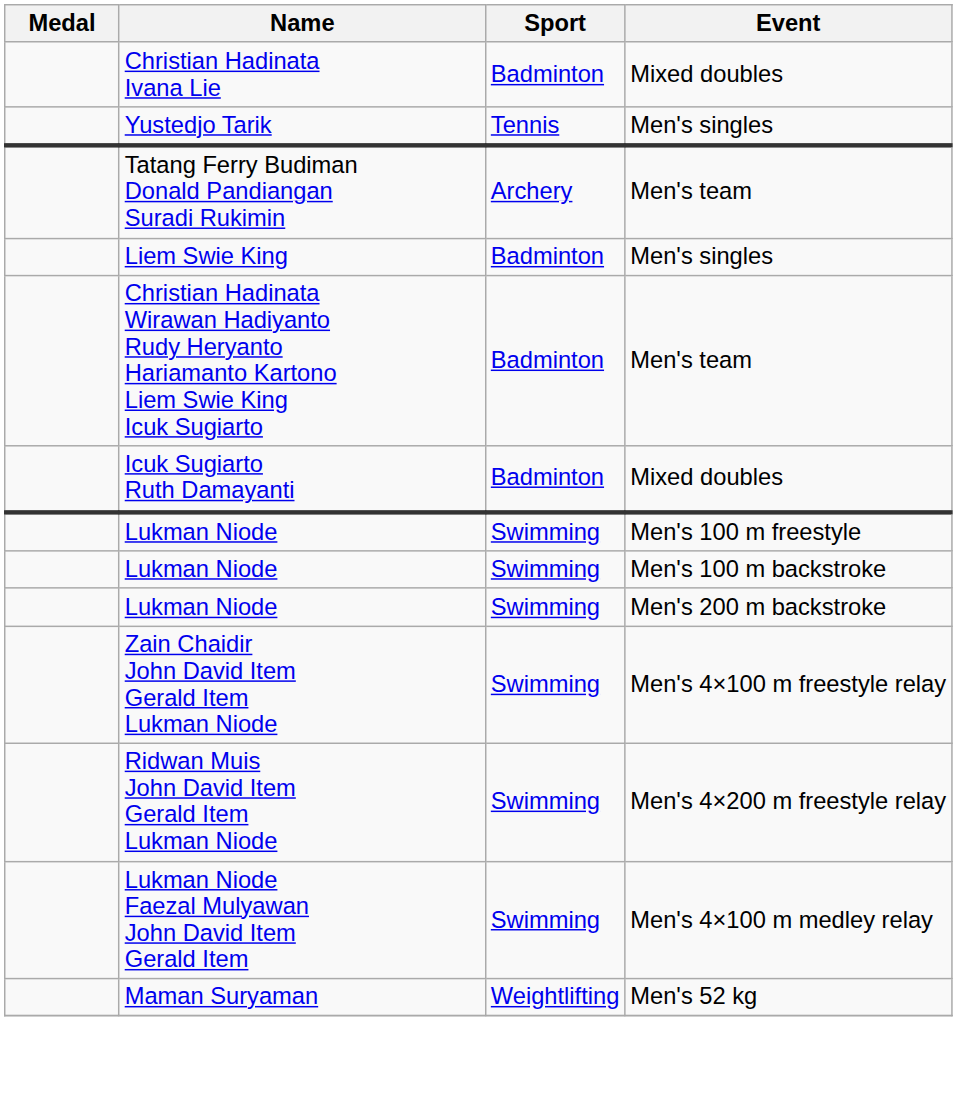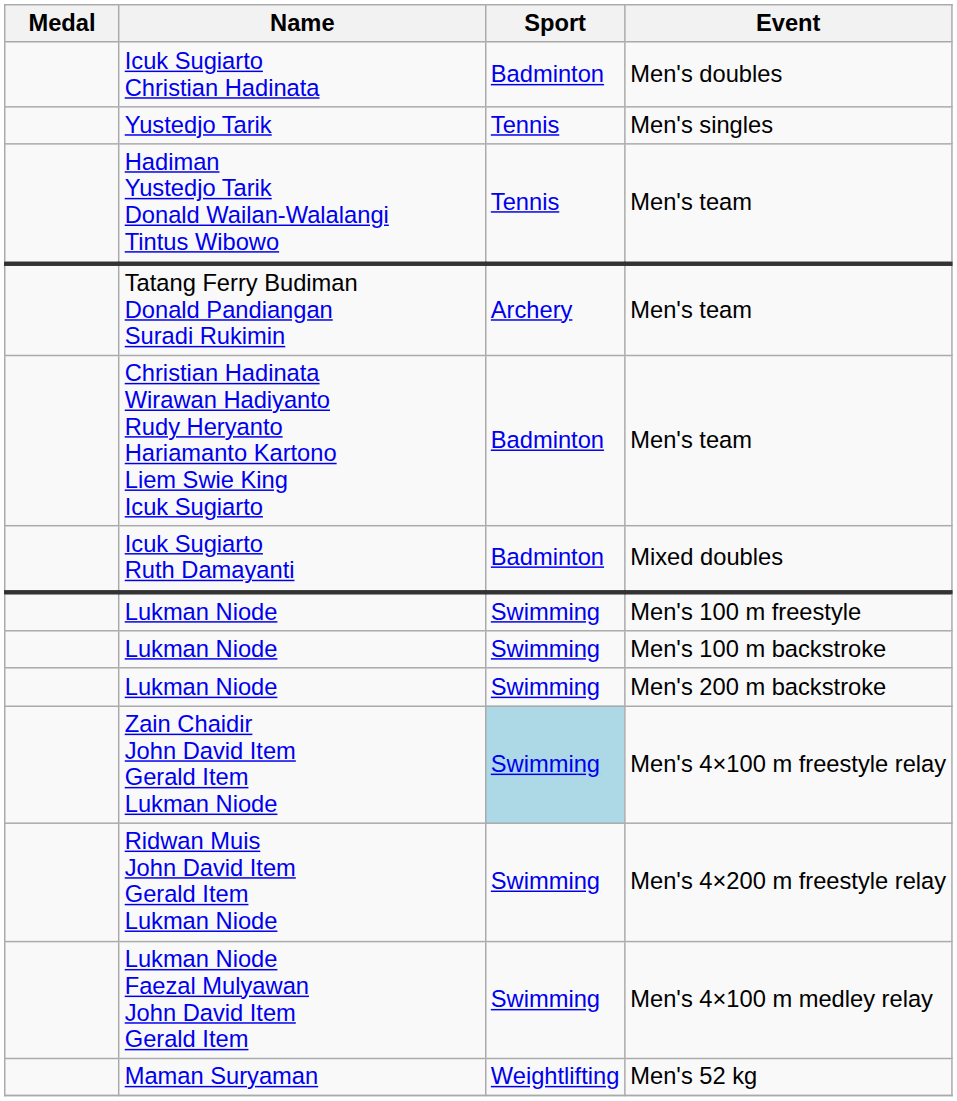+ row: (222, 74)
- row: (222, 74)
+ row: (257, 202)
- row: (206, 256)
(545, 684) no background -> (545, 764) lightblue background
